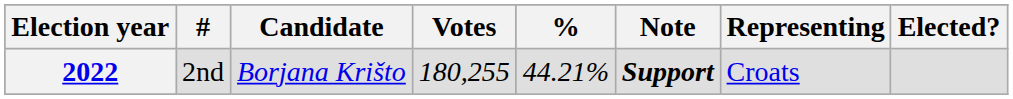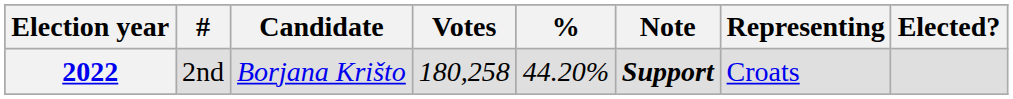(464, 71) 180,255 -> (464, 71) 180,258
(566, 71) 44.21% -> (566, 71) 44.20%
